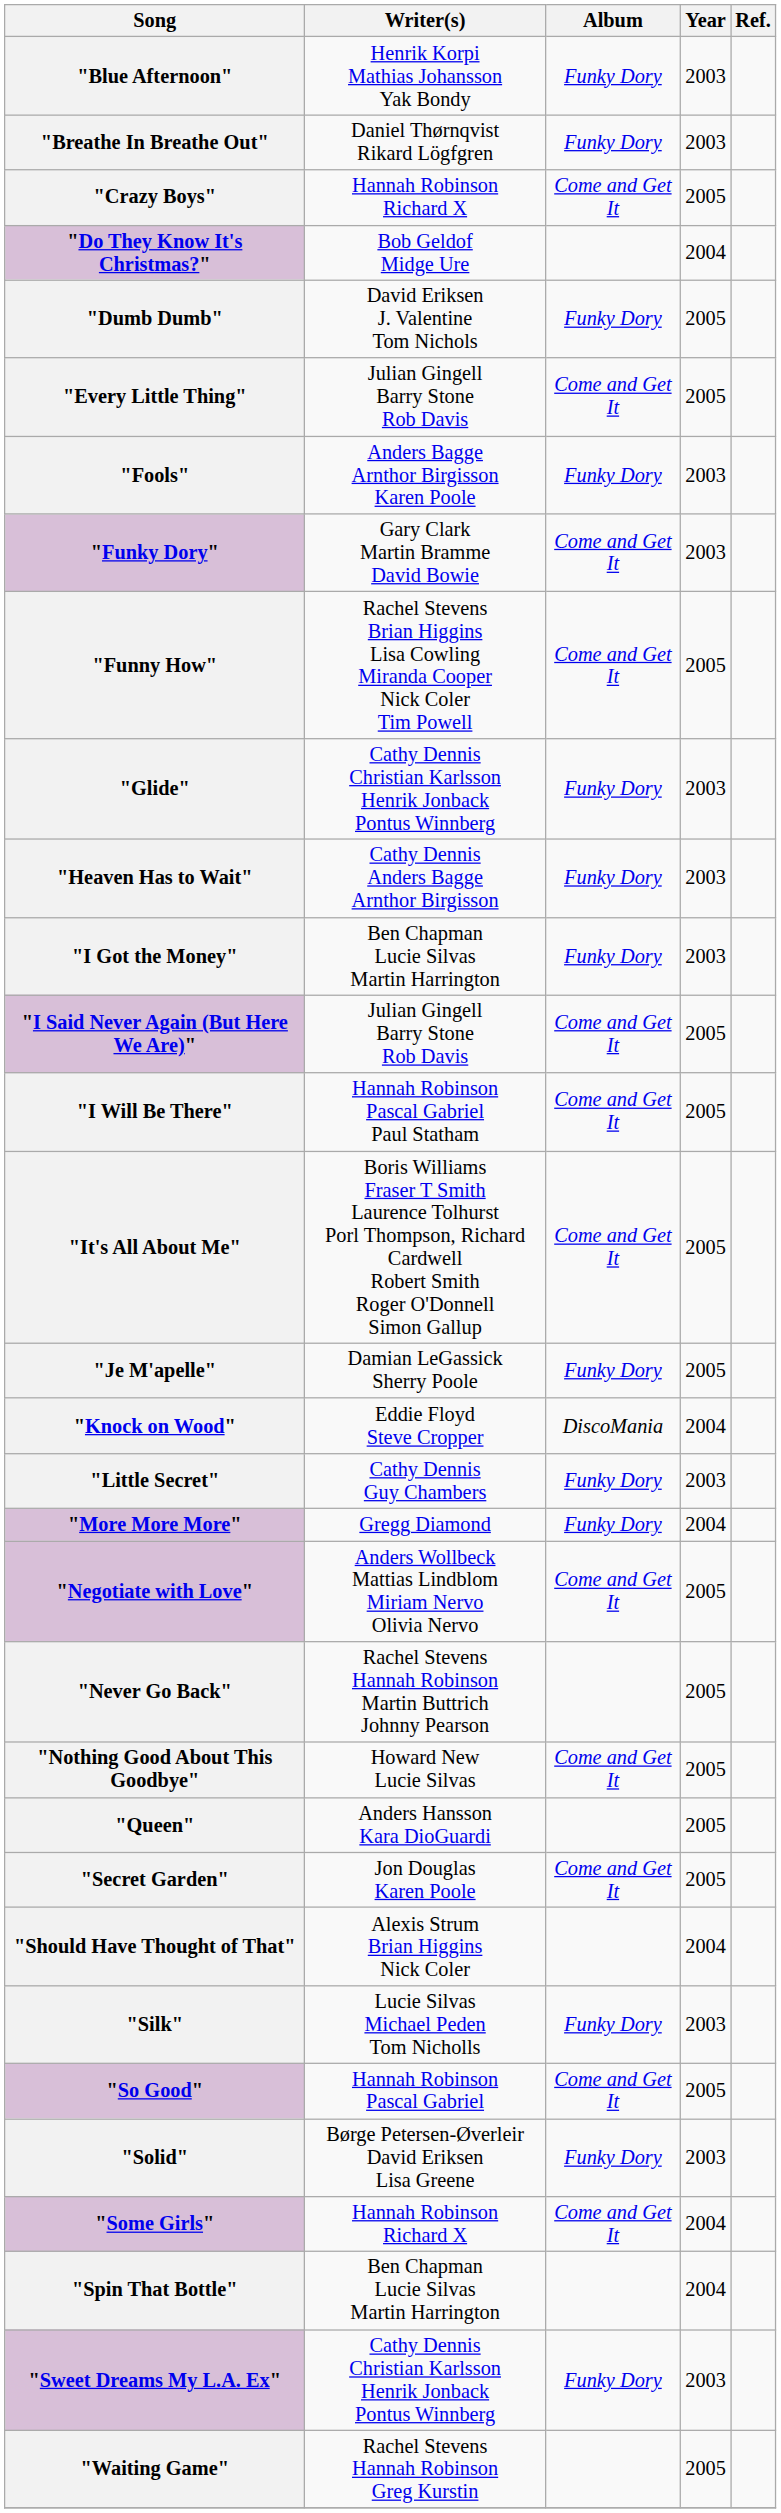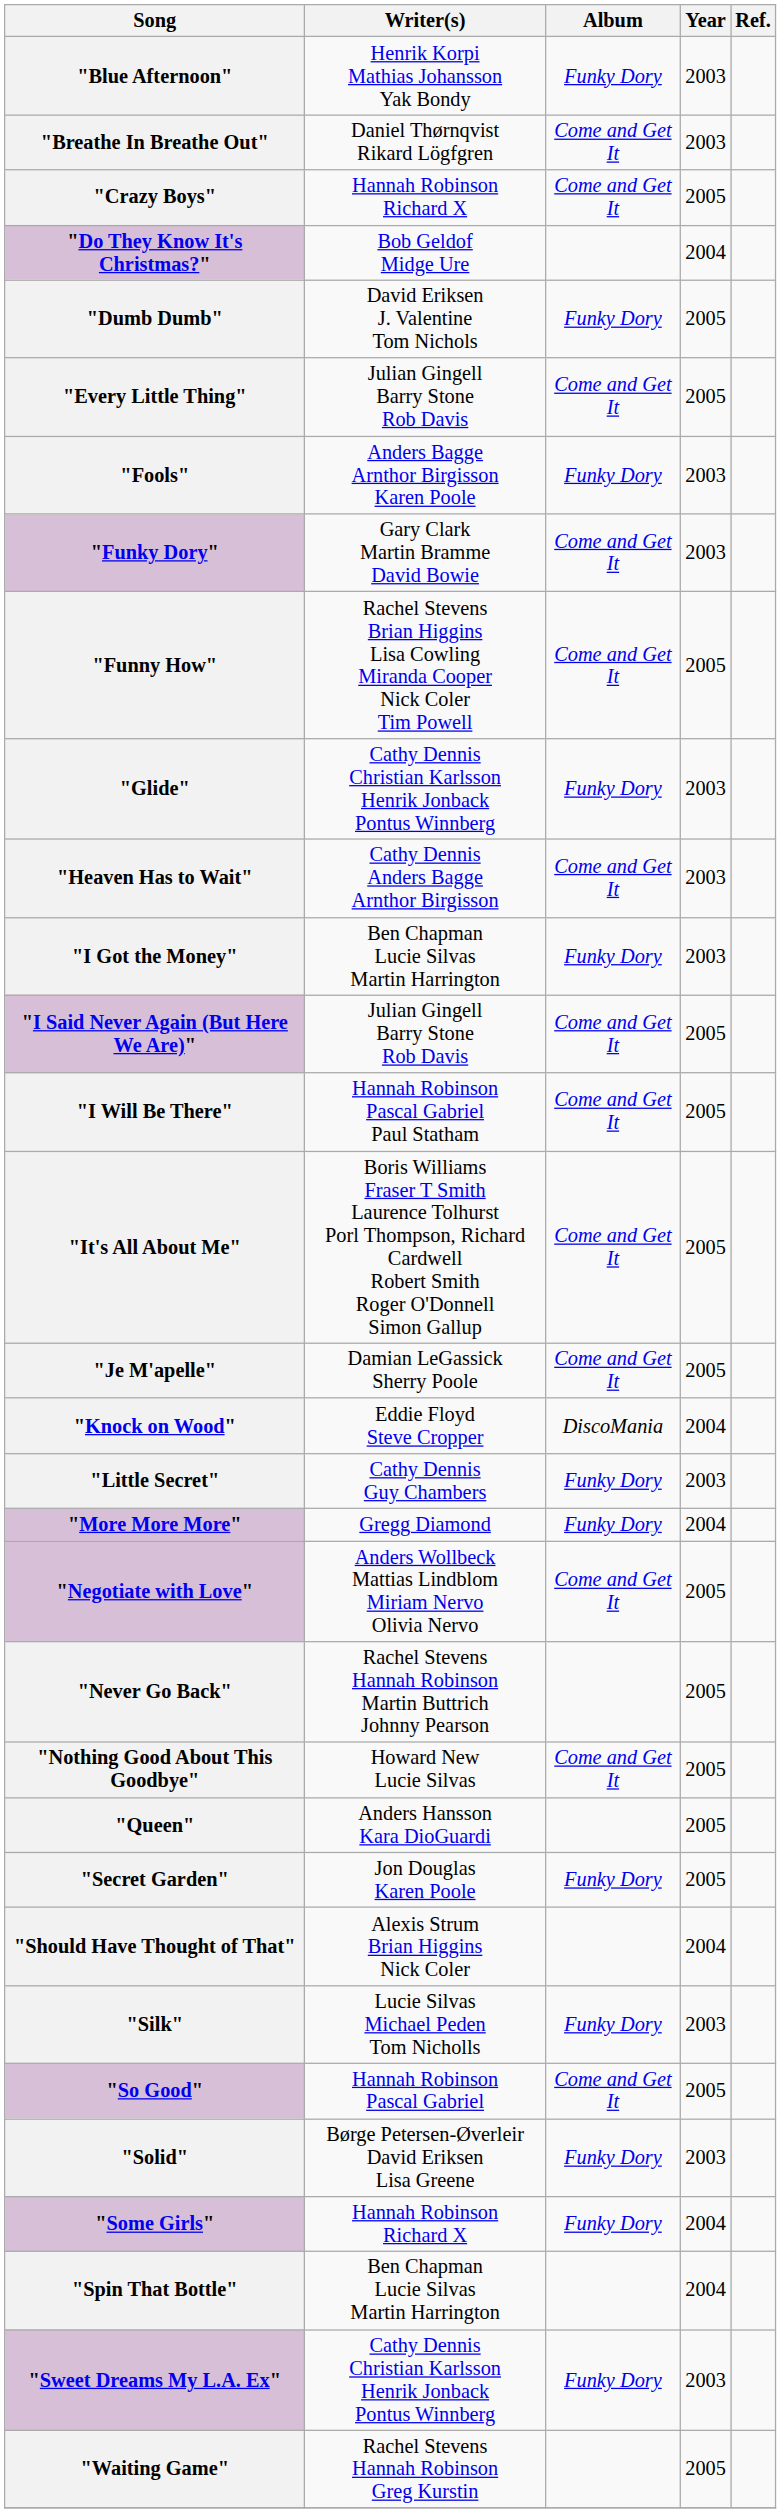(613, 142) Funky Dory -> (613, 142) Come and Get It
(613, 878) Funky Dory -> (613, 878) Come and Get It
(613, 1370) Funky Dory -> (613, 1370) Come and Get It
(613, 1879) Come and Get It -> (613, 1879) Funky Dory
(613, 2223) Come and Get It -> (613, 2223) Funky Dory
